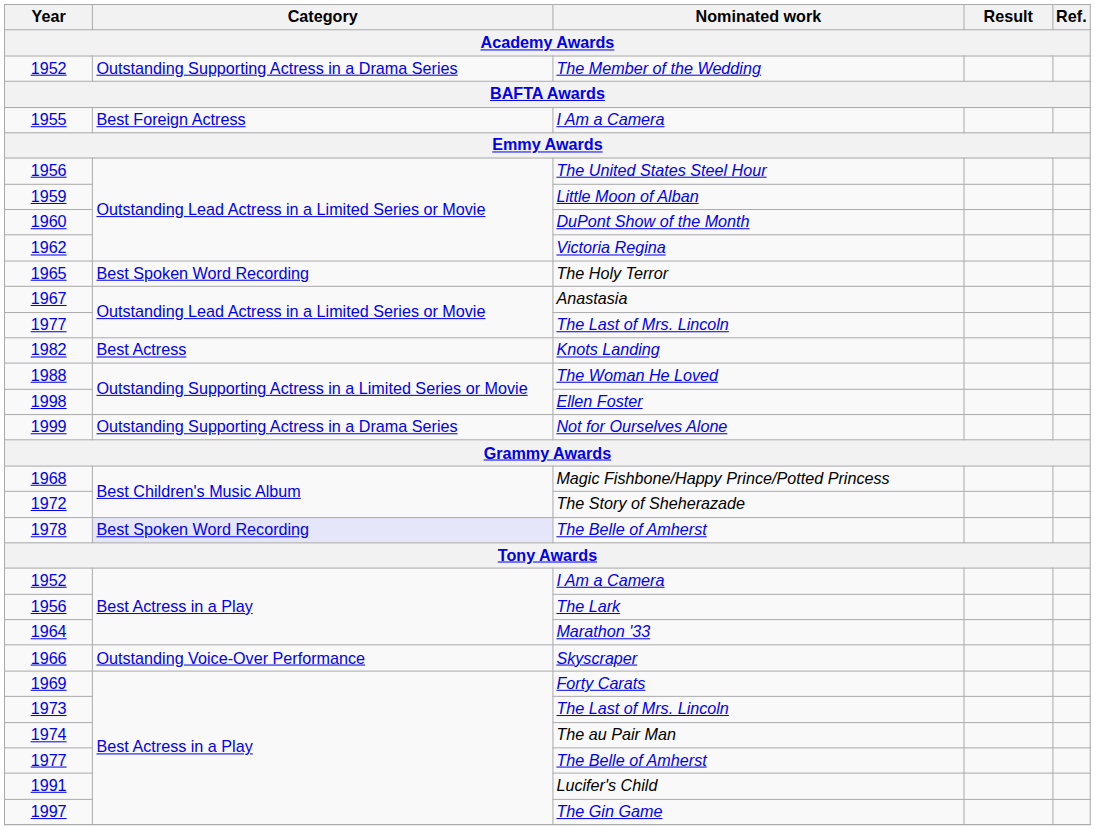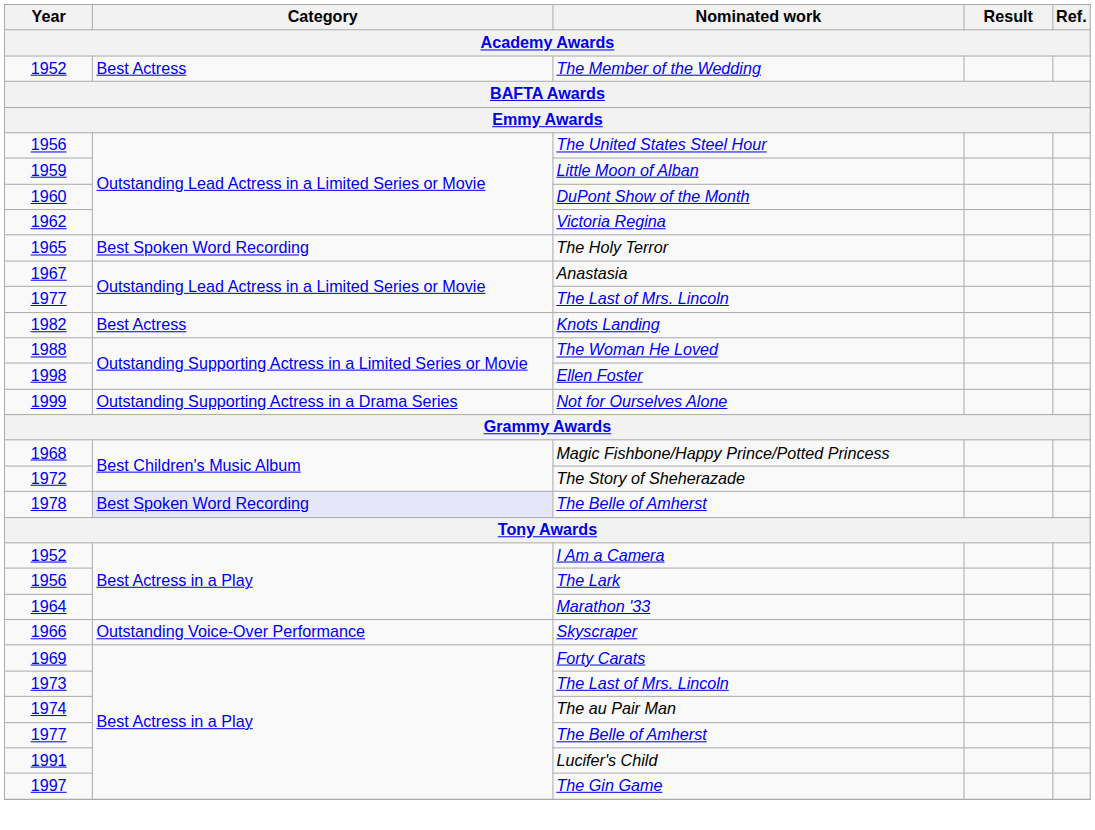(277, 68) Outstanding Supporting Actress in a Drama Series -> (141, 68) Best Actress
- row: (49, 119)
